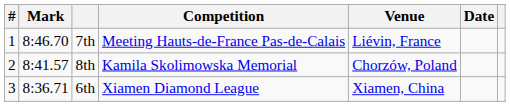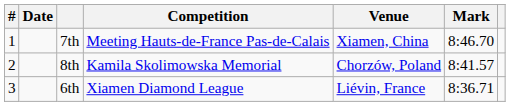columns swapped: (46, 16) <-> (479, 16)
(397, 40) Liévin, France -> (383, 40) Xiamen, China
(398, 88) Xiamen, China -> (381, 88) Liévin, France
